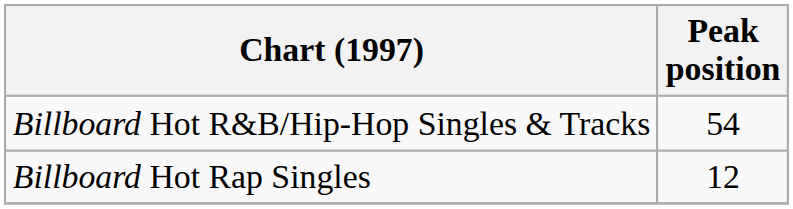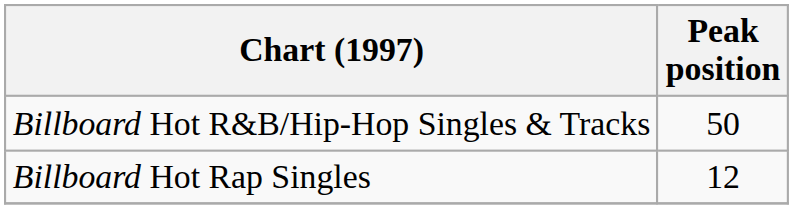(723, 122) 54 -> (723, 122) 50
